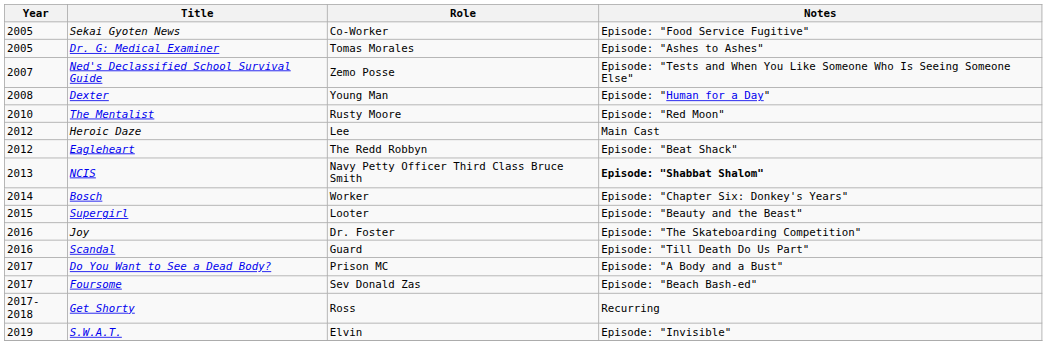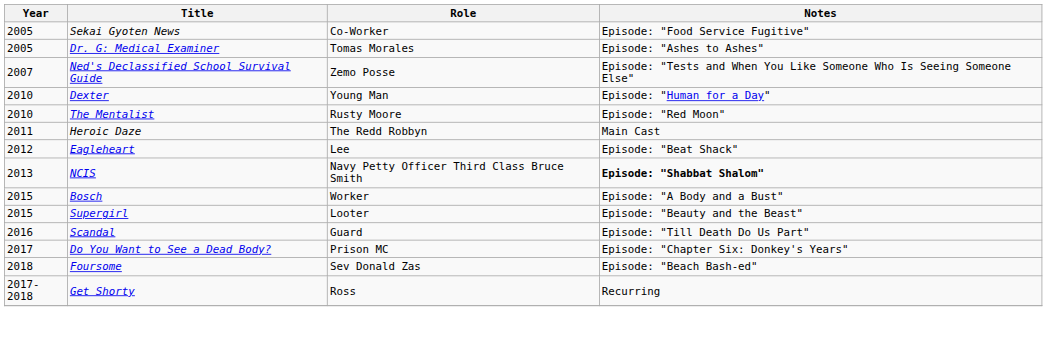(20, 96) 2008 -> (20, 96) 2010
(20, 131) 2012 -> (20, 131) 2011
(339, 131) Lee -> (379, 131) The Redd Robbyn
(378, 149) The Redd Robbyn -> (340, 149) Lee
(20, 196) 2014 -> (20, 196) 2015
(725, 196) Episode: "Chapter Six: Donkey's Years" -> (693, 196) Episode: "A Body and a Bust"
- row: (80, 232)
(692, 267) Episode: "A Body and a Bust" -> (725, 249) Episode: "Chapter Six: Donkey's Years"
(20, 284) 2017 -> (20, 267) 2018
- row: (96, 332)
